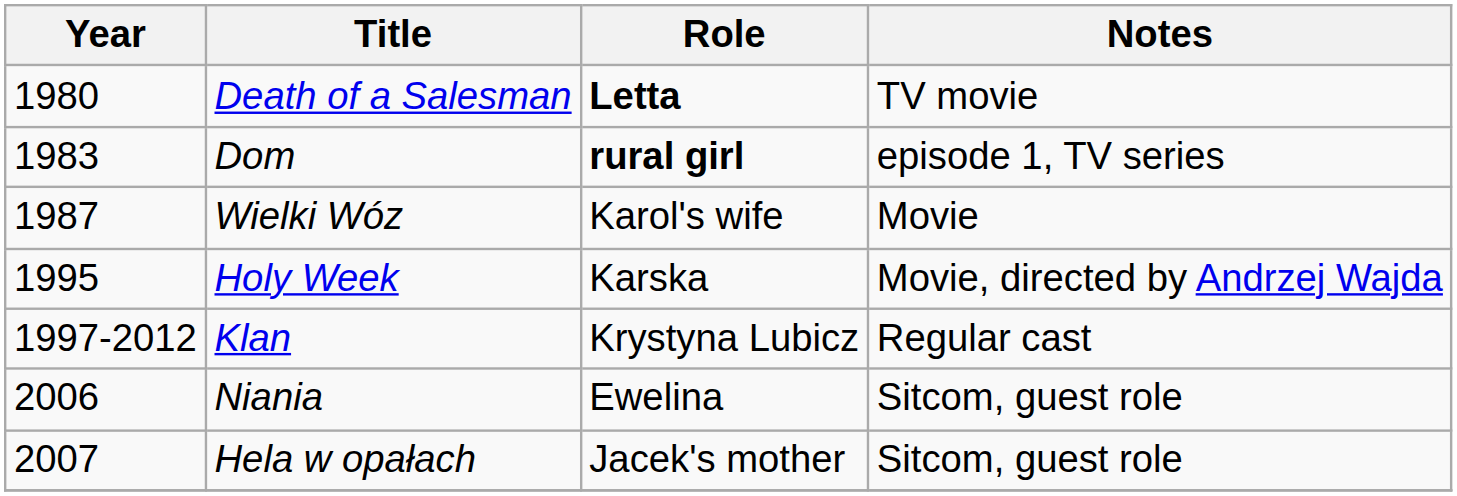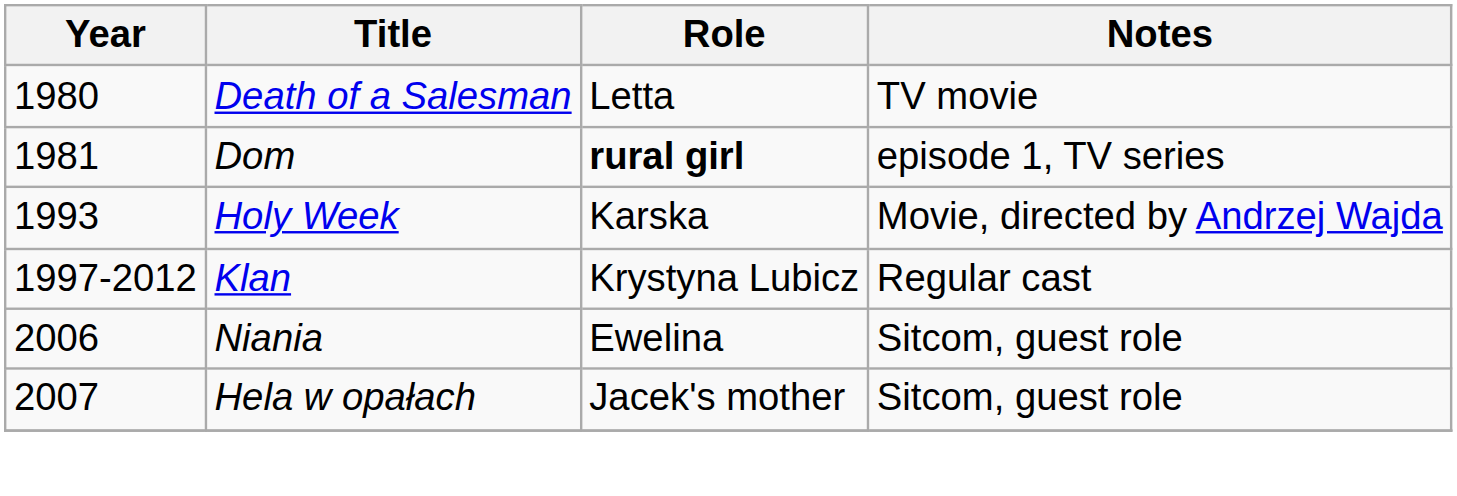(635, 95) bold -> (632, 95) normal
(57, 156) 1983 -> (57, 156) 1981
- row: (309, 216)
(57, 277) 1995 -> (57, 216) 1993
